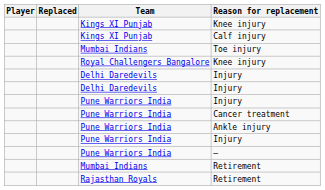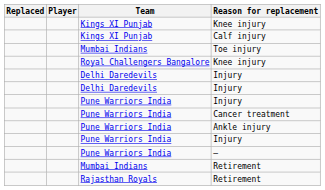columns swapped: (21, 11) <-> (58, 11)
